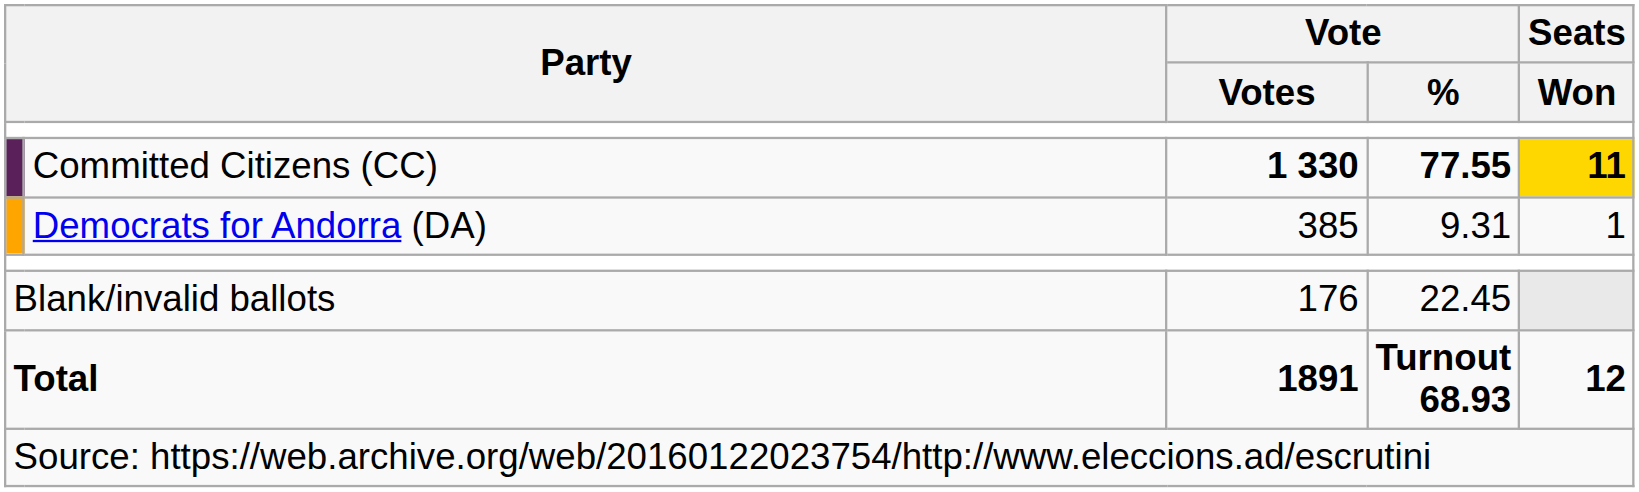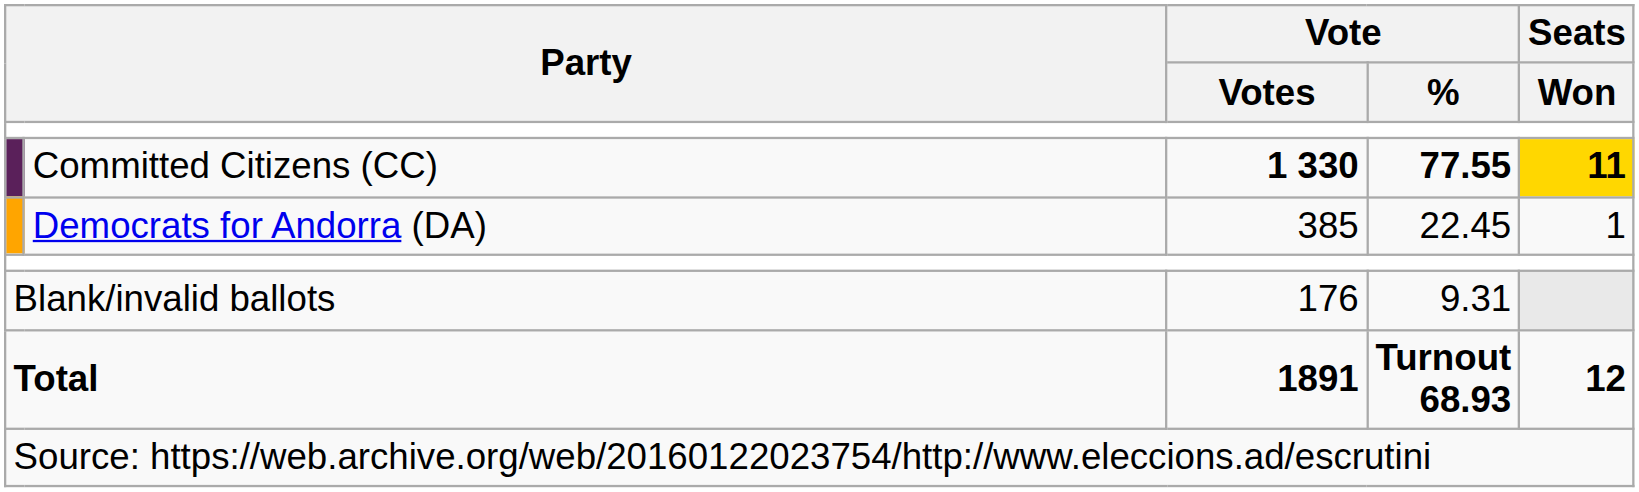(1476, 224) 9.31 -> (1465, 224) 22.45
(1465, 299) 22.45 -> (1476, 299) 9.31
